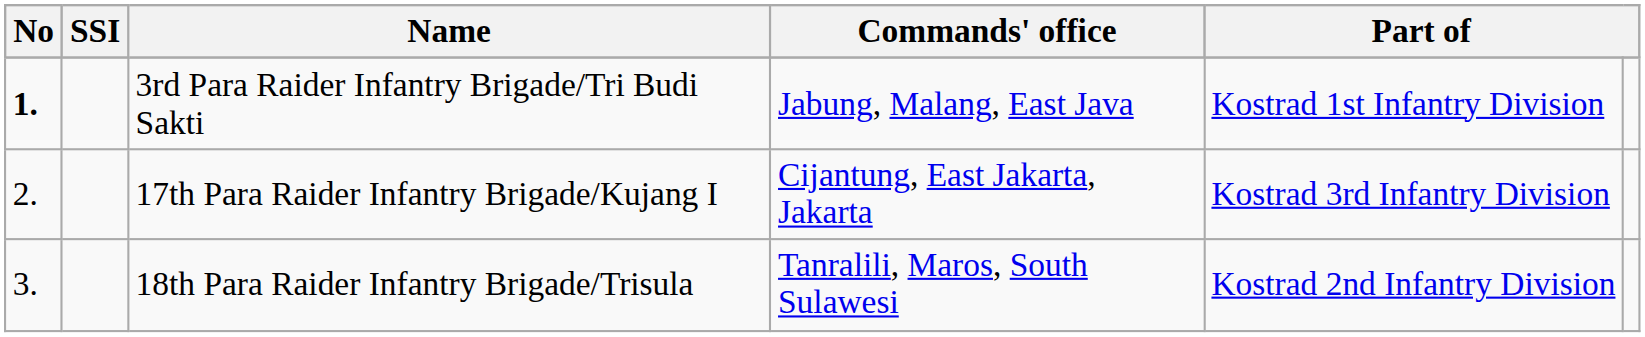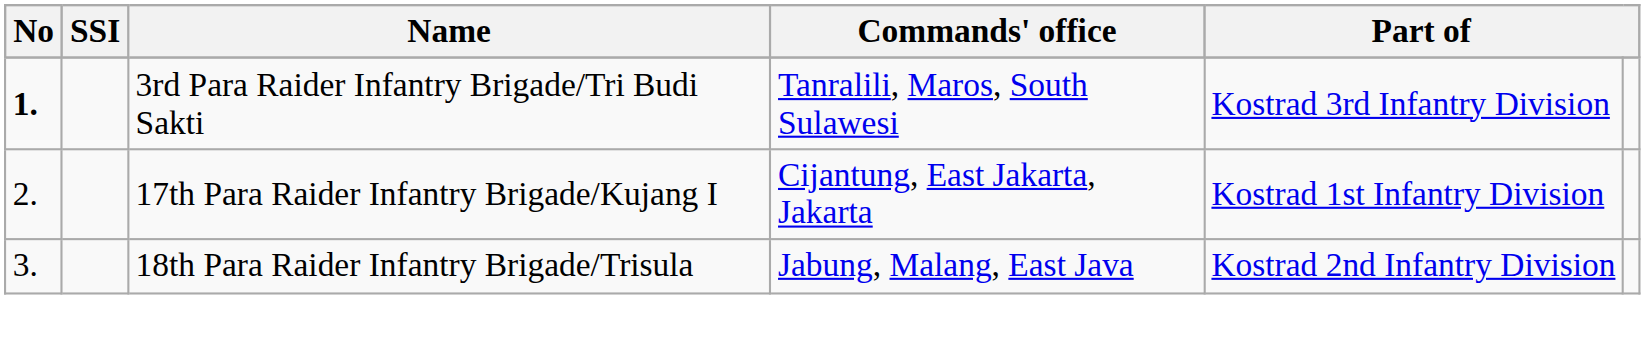(956, 102) Jabung, Malang, East Java -> (933, 102) Tanralili, Maros, South Sulawesi
(1408, 102) Kostrad 1st Infantry Division -> (1411, 102) Kostrad 3rd Infantry Division
(1411, 193) Kostrad 3rd Infantry Division -> (1408, 193) Kostrad 1st Infantry Division
(933, 284) Tanralili, Maros, South Sulawesi -> (956, 265) Jabung, Malang, East Java
